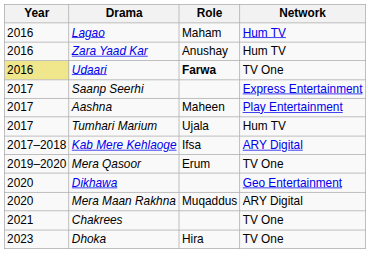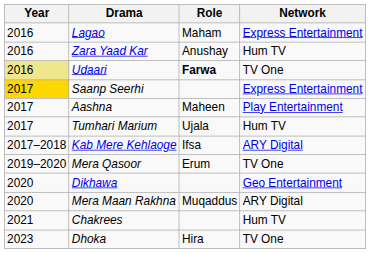(264, 32) Hum TV -> (303, 32) Express Entertainment
(20, 88) no background -> (20, 88) gold background
(263, 220) TV One -> (264, 220) Hum TV
